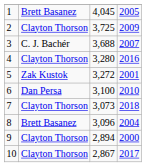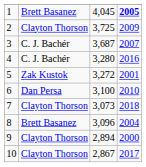(129, 12) normal -> (129, 12) bold
(104, 43) 3,688 -> (104, 43) 3,687
(54, 59) Clayton Thorson -> (45, 59) C. J. Bachér
